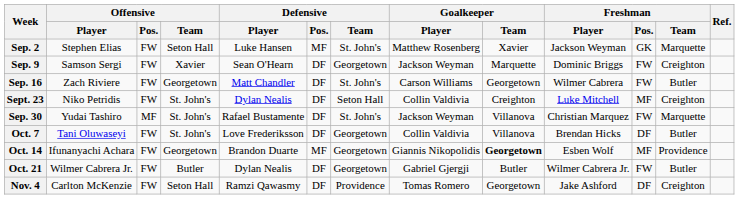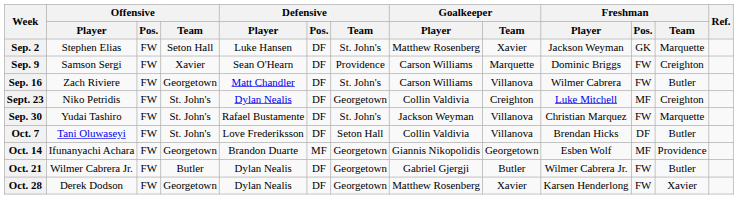(319, 47) MF -> (319, 47) DF
(360, 64) Georgetown -> (360, 64) Providence
(436, 64) Jackson Weyman -> (436, 64) Carson Williams
(513, 82) Georgetown -> (512, 82) Villanova
(360, 99) Seton Hall -> (360, 99) Georgetown
(149, 116) MF -> (149, 116) FW
(360, 133) Georgetown -> (360, 133) Seton Hall
(513, 151) bold -> (512, 151) normal
+ row: (25, 185)
- row: (25, 185)
